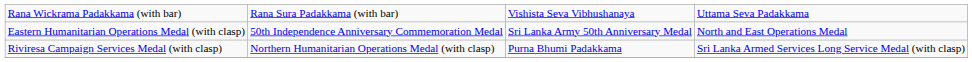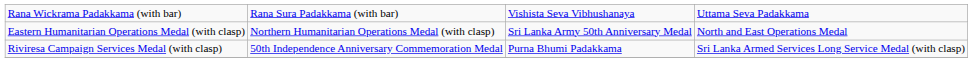(376, 31) 50th Independence Anniversary Commemoration Medal -> (372, 31) Northern Humanitarian Operations Medal (with clasp)
(372, 48) Northern Humanitarian Operations Medal (with clasp) -> (376, 48) 50th Independence Anniversary Commemoration Medal
